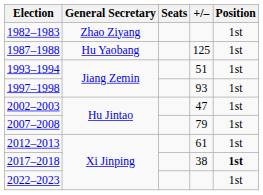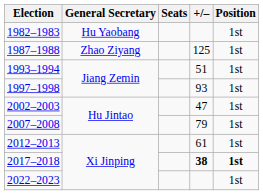(110, 32) Zhao Ziyang -> (110, 32) Hu Yaobang
(110, 50) Hu Yaobang -> (110, 50) Zhao Ziyang
(201, 161) normal -> (201, 161) bold
